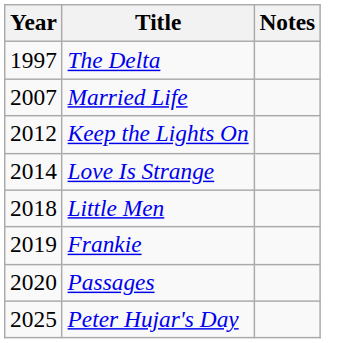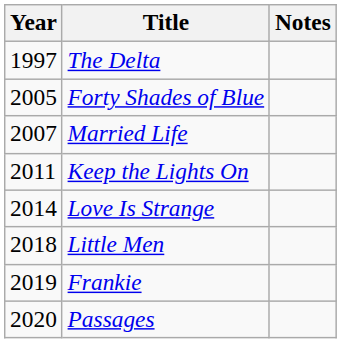+ row: (166, 97)
(33, 134) 2012 -> (33, 171) 2011
- row: (153, 319)
